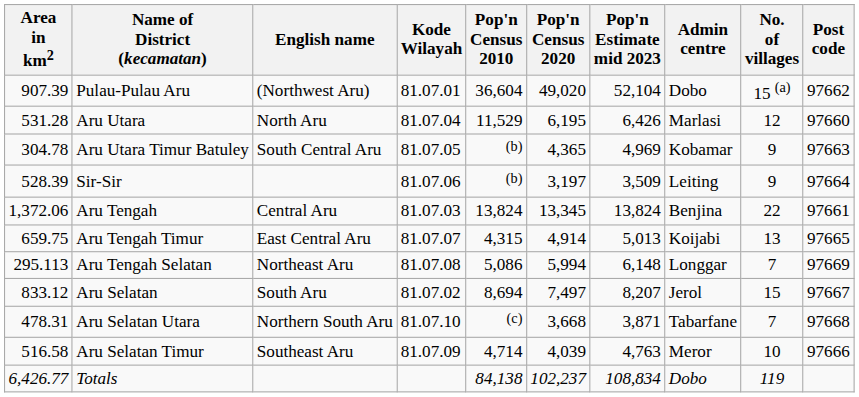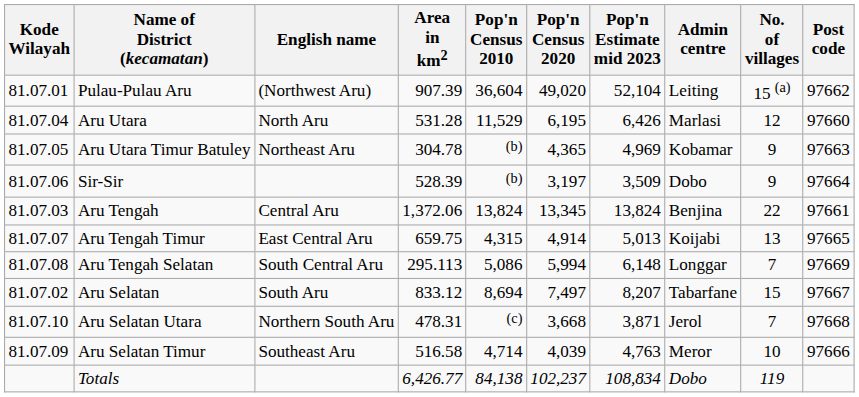columns swapped: (431, 39) <-> (38, 39)
(688, 90) Dobo -> (694, 90) Leiting
(319, 149) South Central Aru -> (307, 149) Northeast Aru
(694, 181) Leiting -> (688, 181) Dobo
(305, 265) Northeast Aru -> (321, 265) South Central Aru
(685, 292) Jerol -> (703, 292) Tabarfane
(703, 321) Tabarfane -> (685, 321) Jerol
